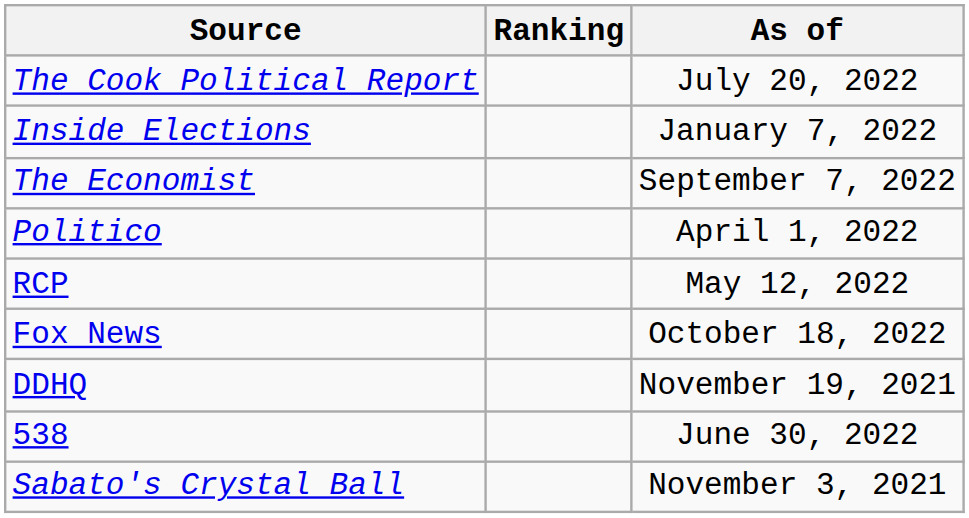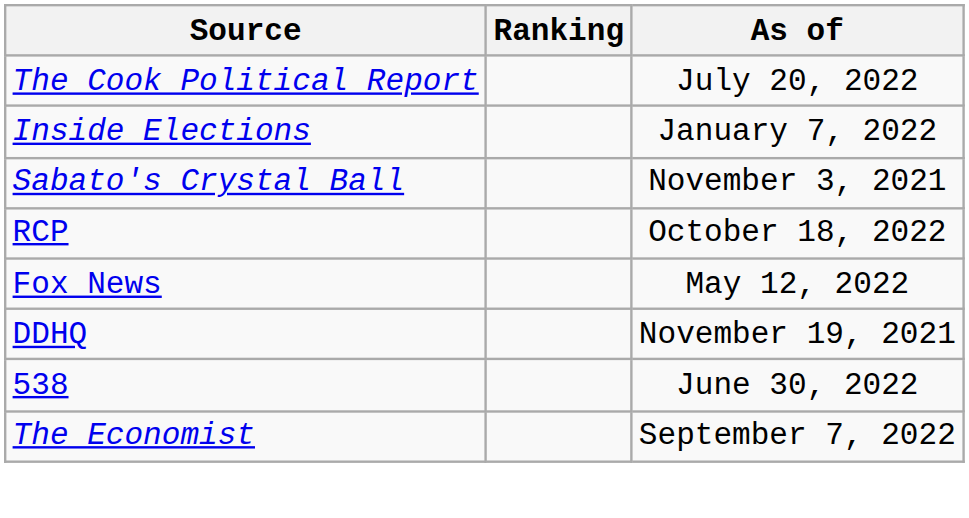rows swapped: (208, 486) <-> (134, 182)
- row: (87, 233)
(797, 284) May 12, 2022 -> (797, 233) October 18, 2022
(797, 334) October 18, 2022 -> (797, 284) May 12, 2022
